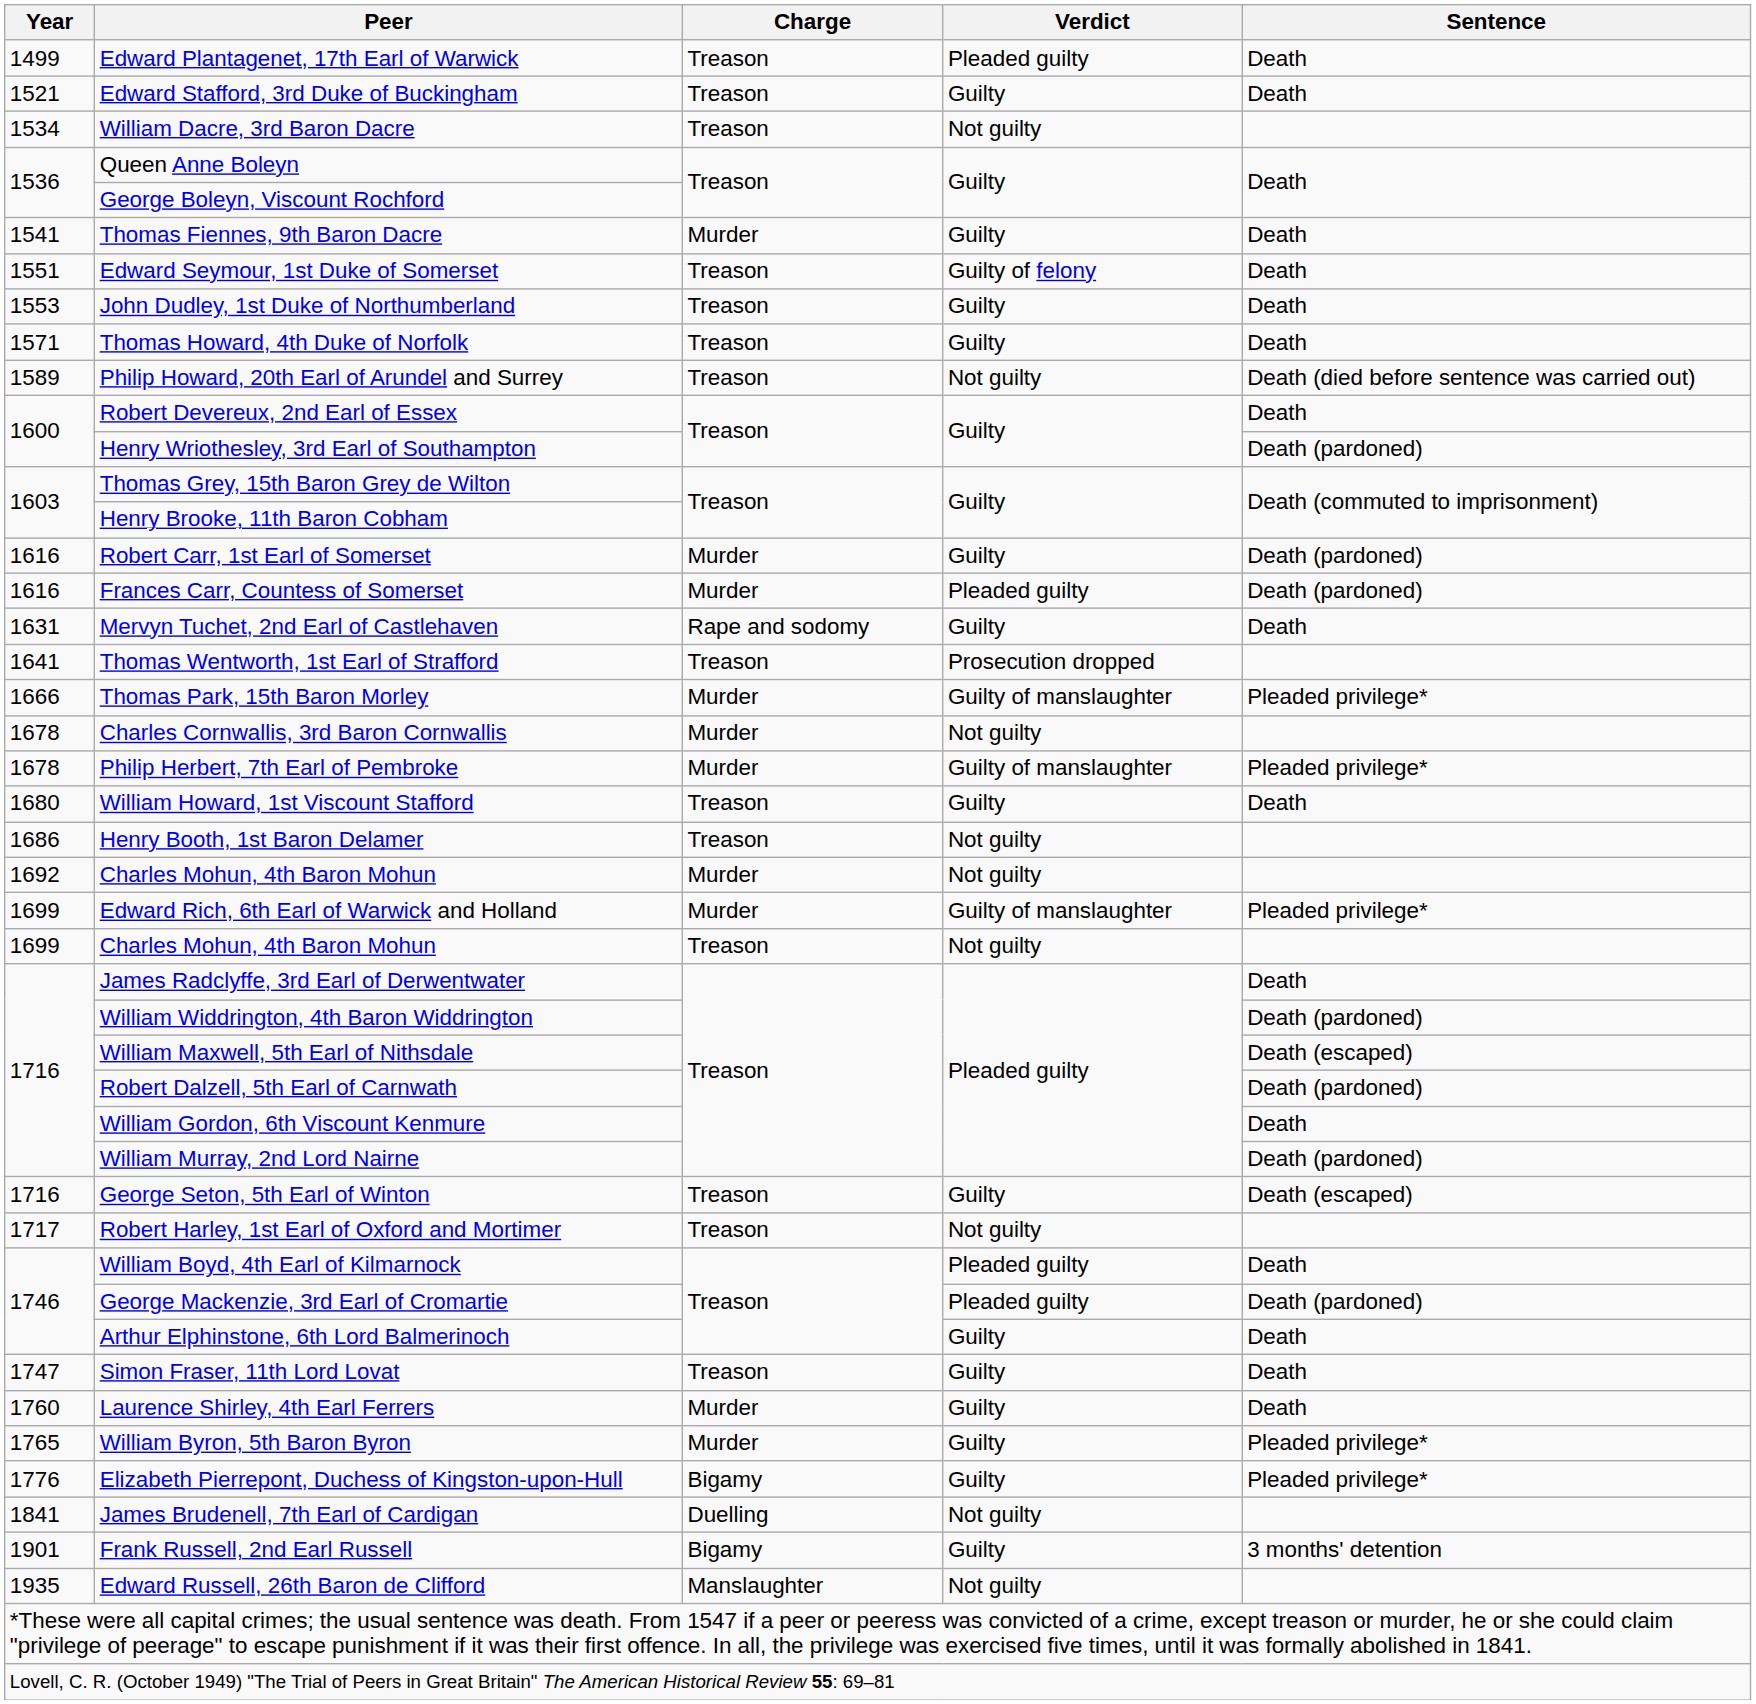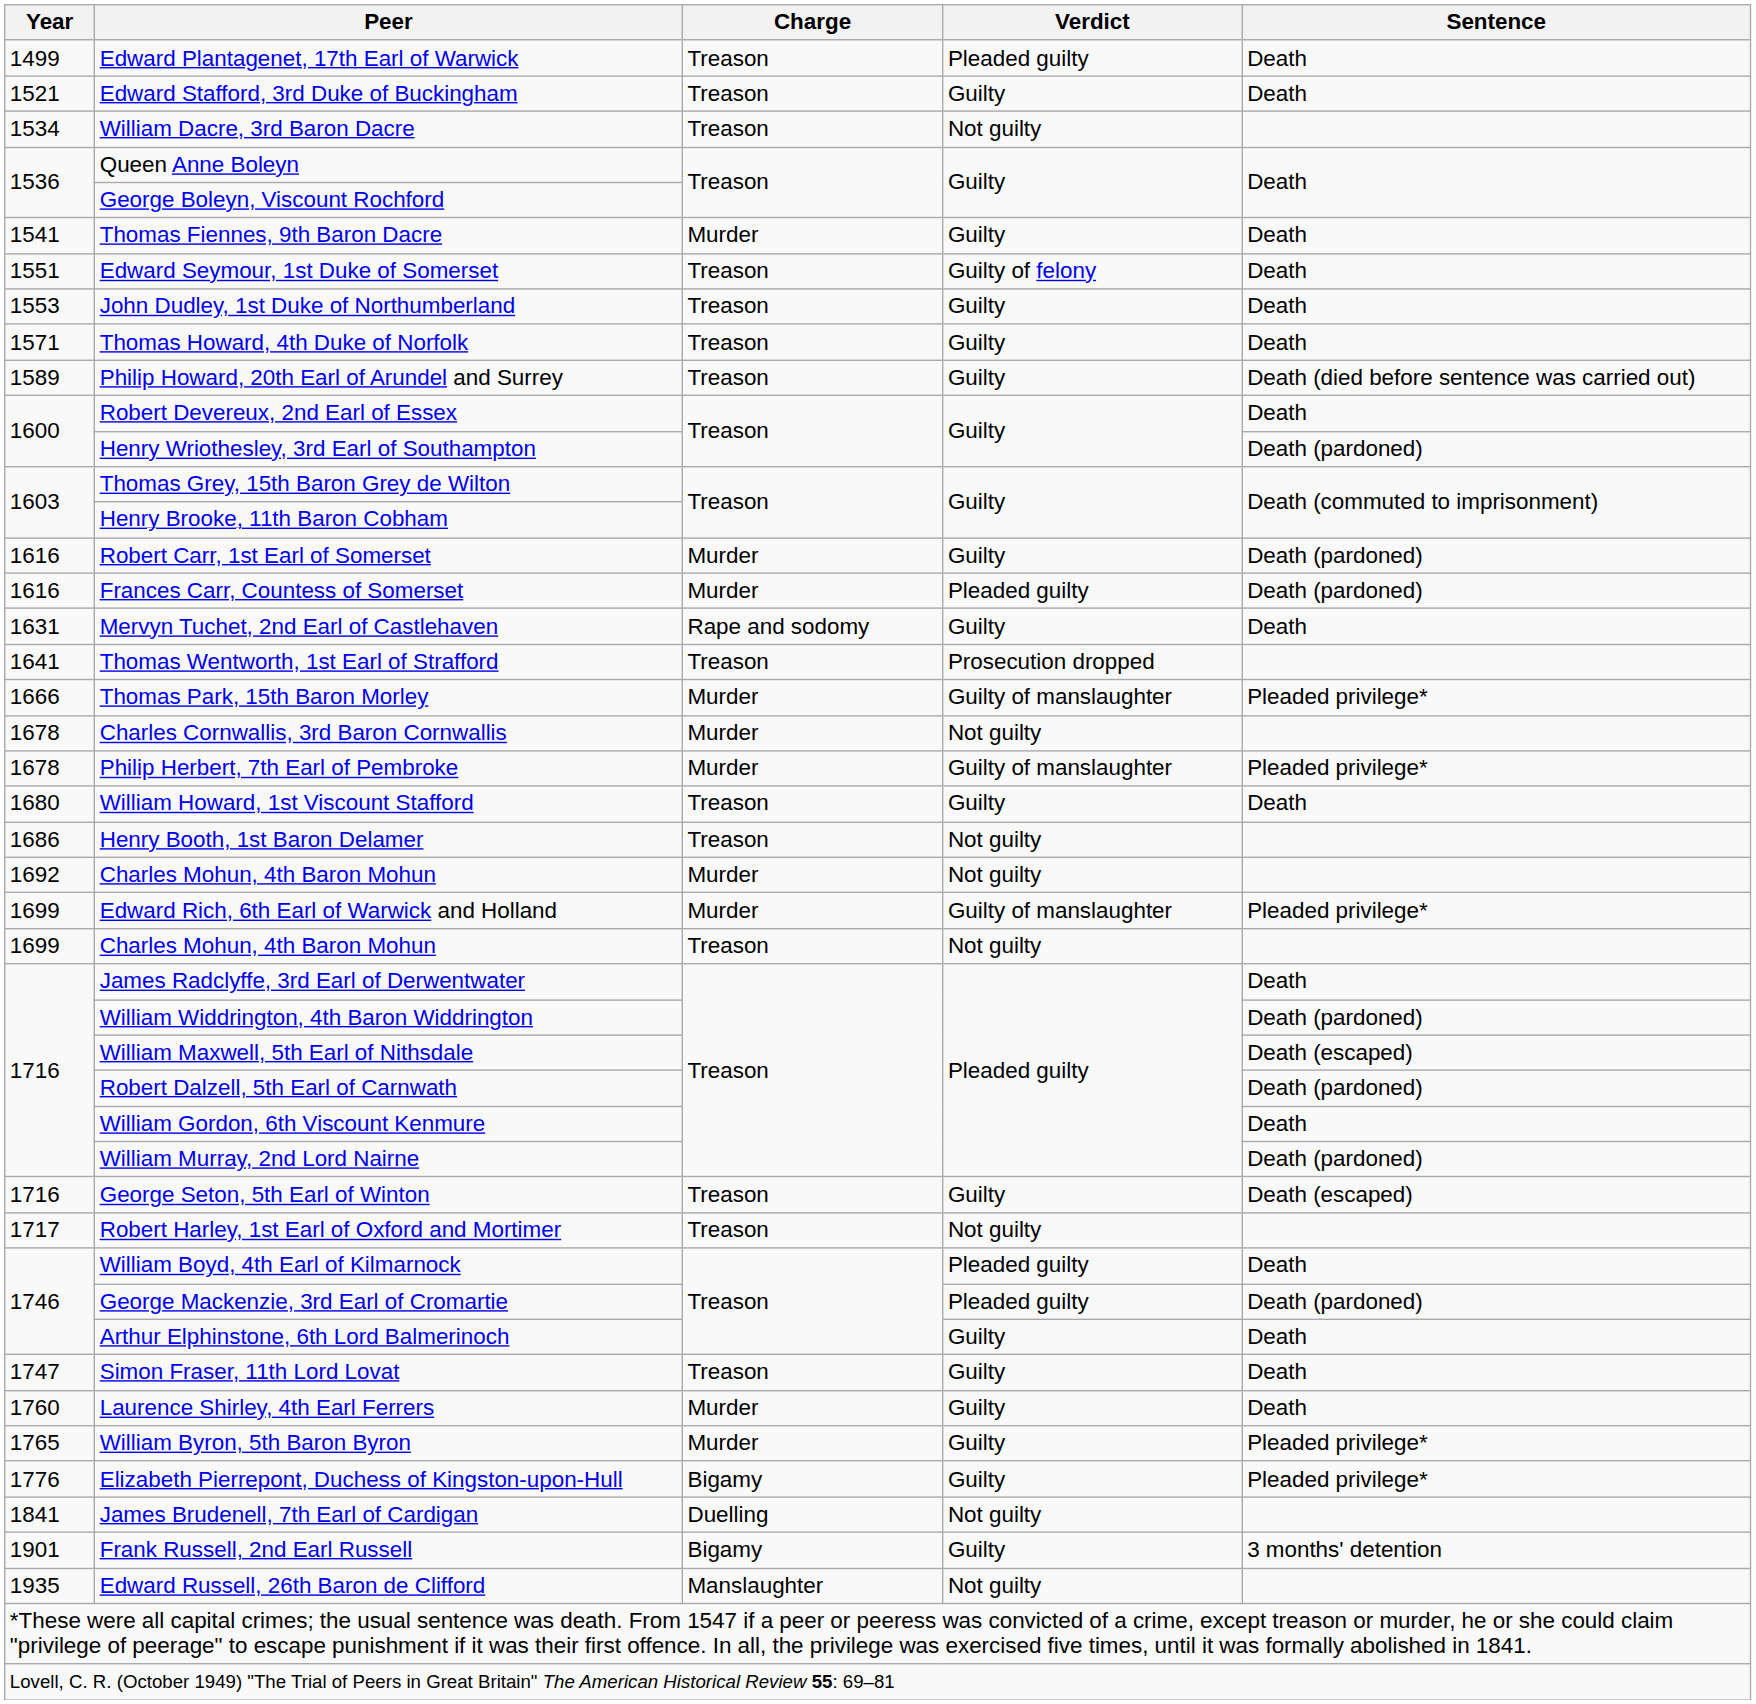(995, 377) Not guilty -> (977, 377) Guilty
